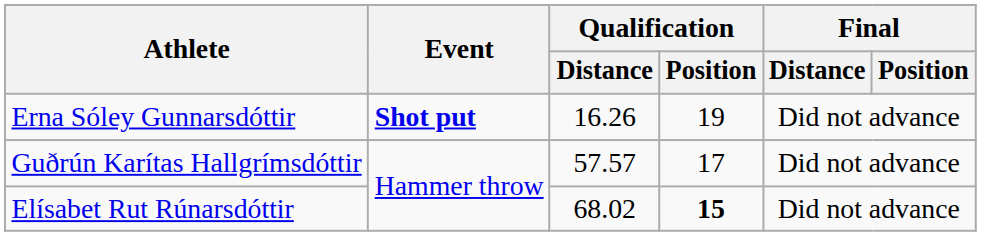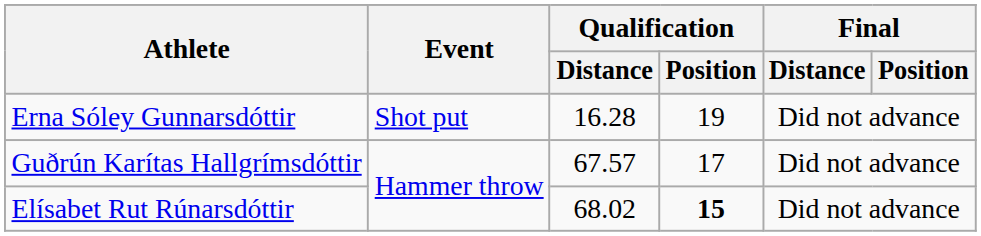(425, 117) bold -> (421, 117) normal
(605, 117) 16.26 -> (605, 117) 16.28
(605, 162) 57.57 -> (605, 162) 67.57
